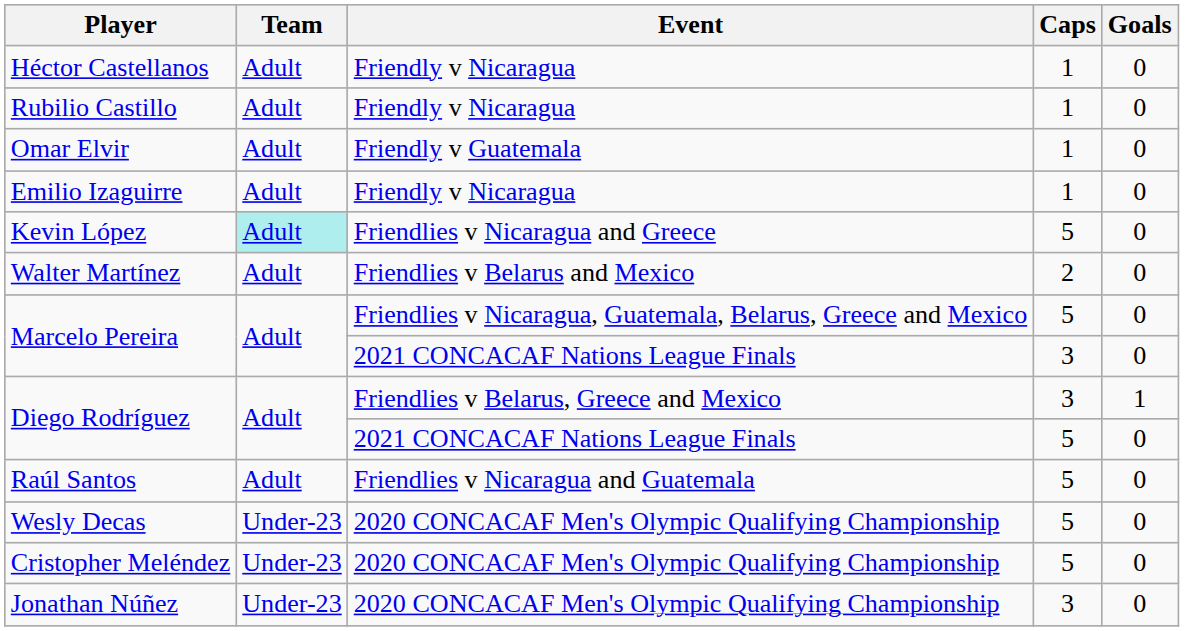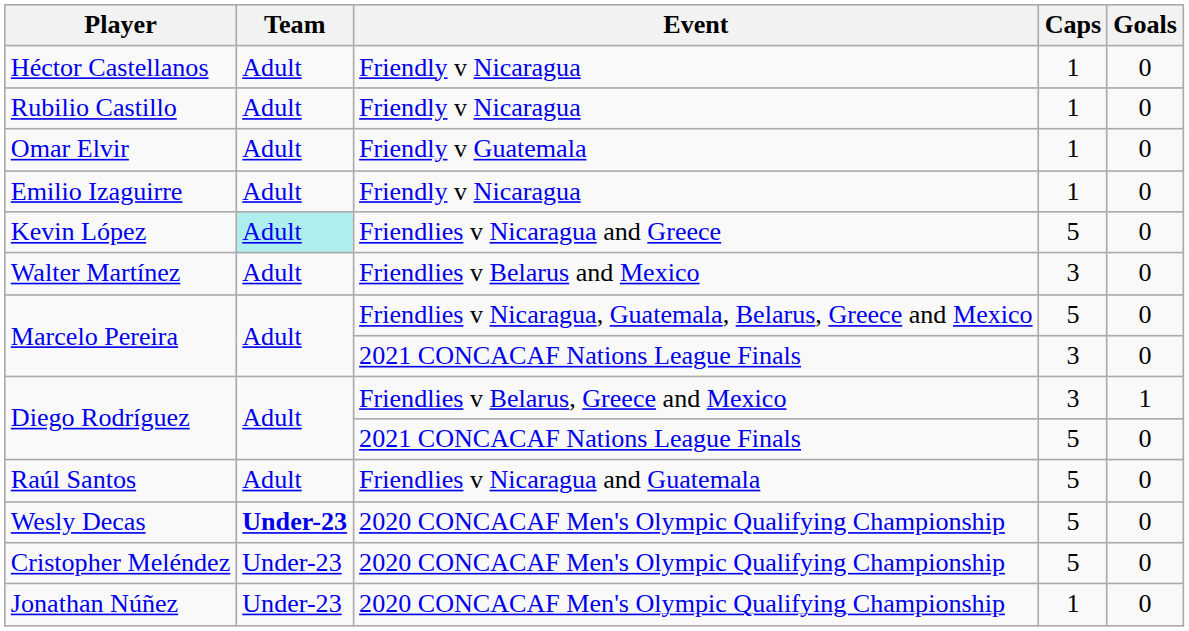(1068, 273) 2 -> (1073, 273) 3
(292, 521) normal -> (295, 521) bold
(1068, 604) 3 -> (1073, 604) 1
